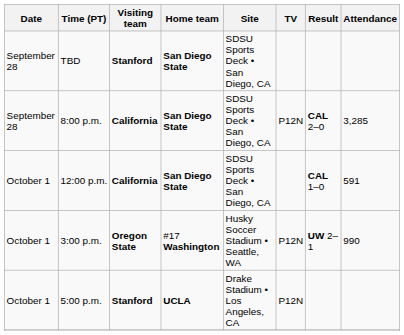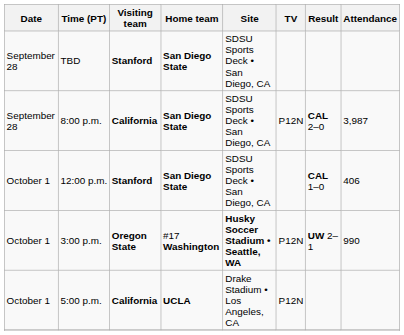(356, 121) 3,285 -> (356, 121) 3,987
(135, 181) California -> (132, 181) Stanford
(352, 181) 591 -> (352, 181) 406
(247, 241) normal -> (248, 241) bold
(132, 300) Stanford -> (135, 300) California
